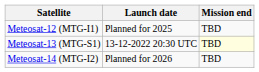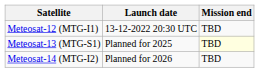(138, 28) Planned for 2025 -> (151, 28) 13-12-2022 20:30 UTC
(151, 43) 13-12-2022 20:30 UTC -> (138, 43) Planned for 2025
